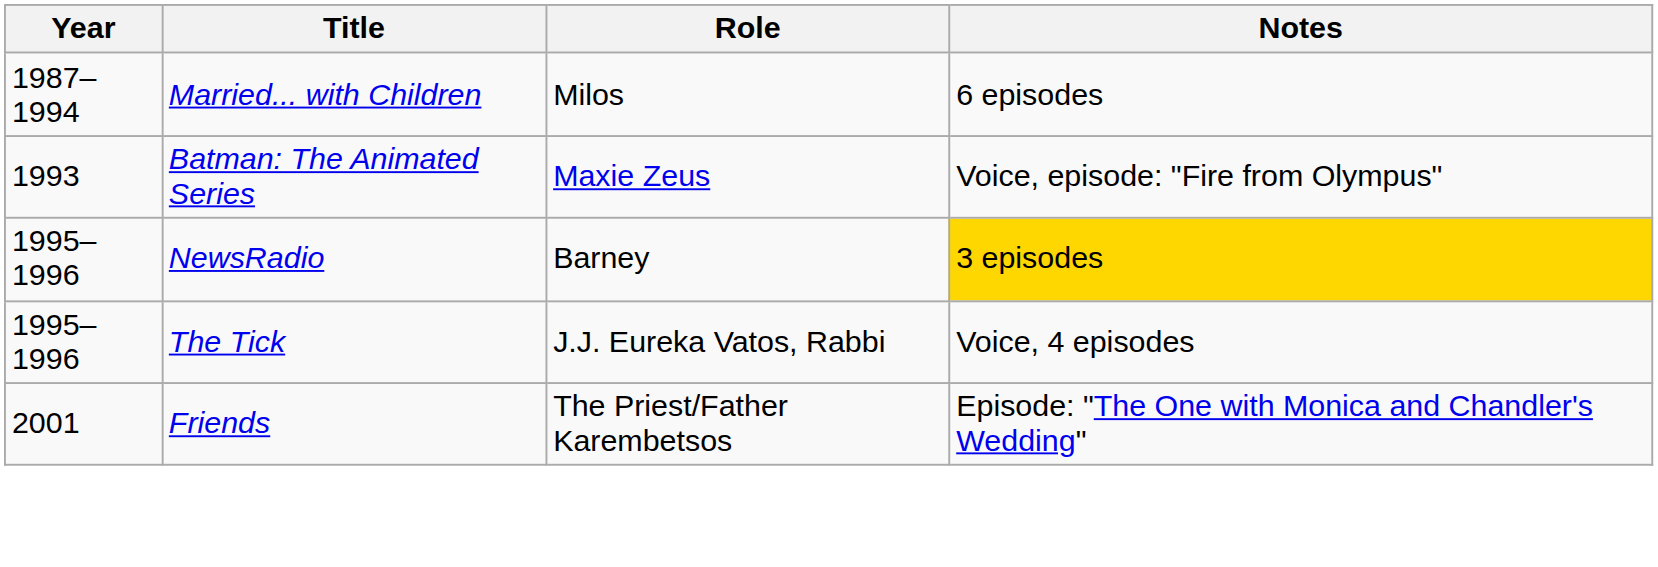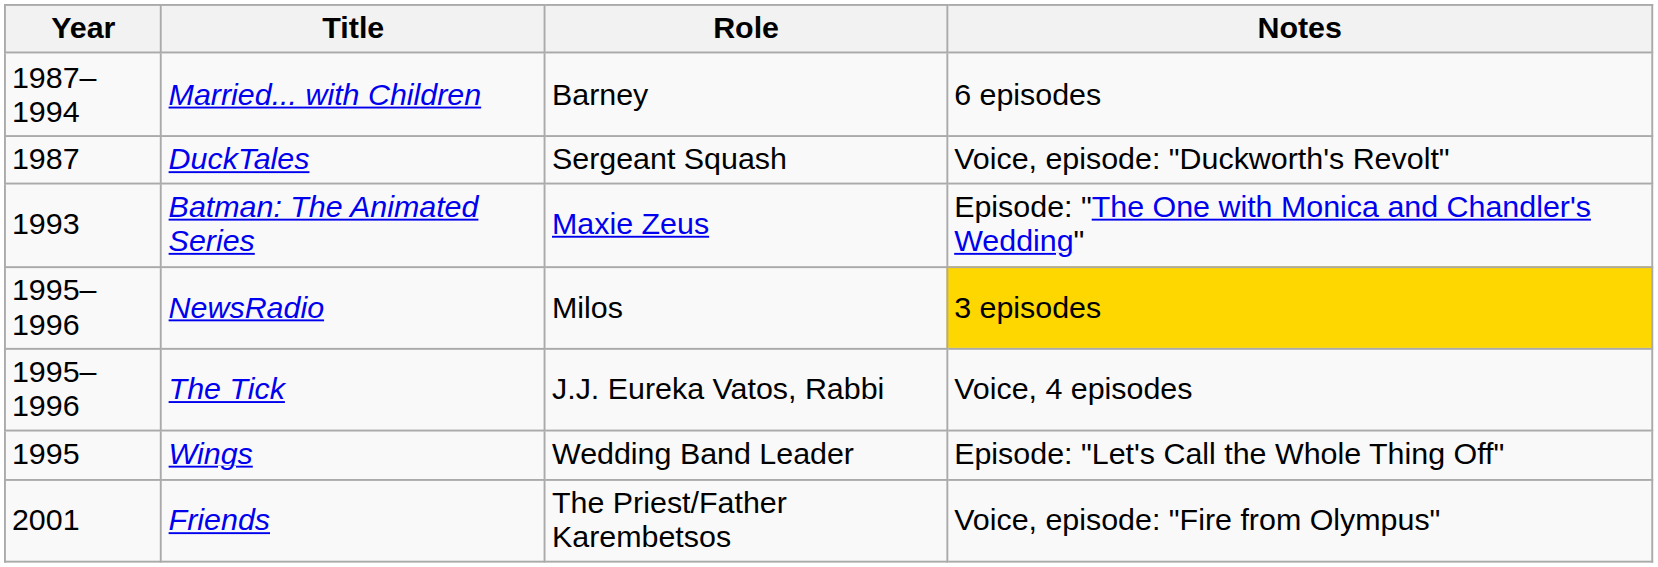(589, 93) Milos -> (600, 93) Barney
+ row: (239, 159)
(1199, 176) Voice, episode: "Fire from Olympus" -> (1273, 224) Episode: "The One with Monica and Chandler's Wedding"
(601, 258) Barney -> (587, 306) Milos
+ row: (211, 454)
(1275, 423) Episode: "The One with Monica and Chandler's Wedding" -> (1197, 519) Voice, episode: "Fire from Olympus"
